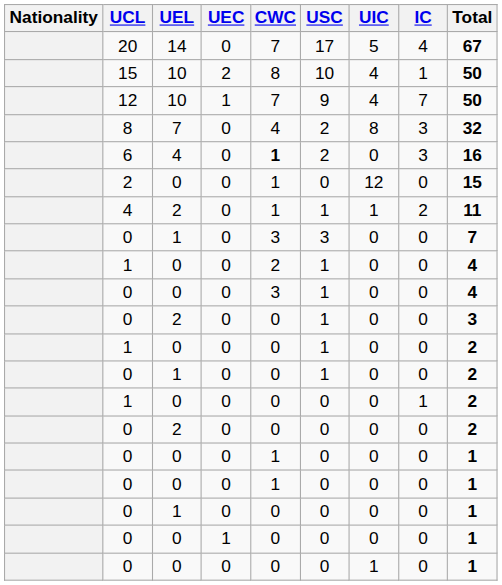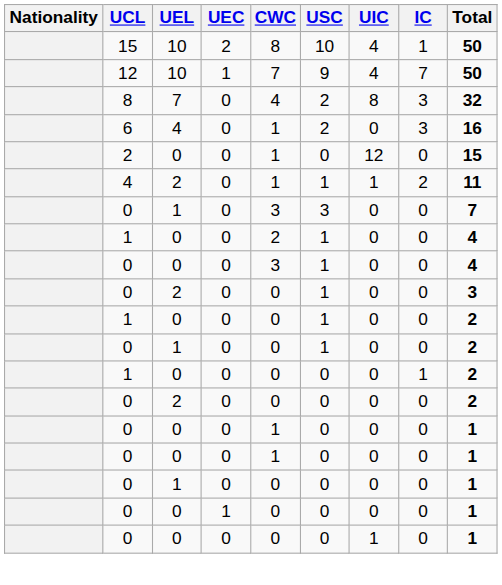- row: (128, 45)
(275, 155) bold -> (275, 127) normal
